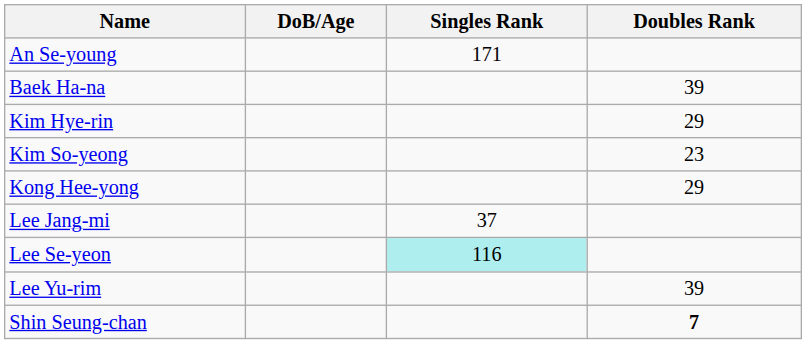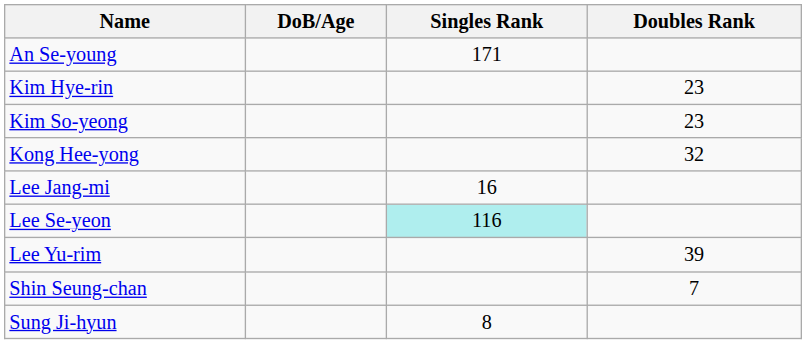- row: (57, 88)
(694, 121) 29 -> (694, 88) 23
(694, 188) 29 -> (694, 154) 32
(487, 221) 37 -> (487, 188) 16
(694, 321) bold -> (694, 288) normal
+ row: (63, 321)
